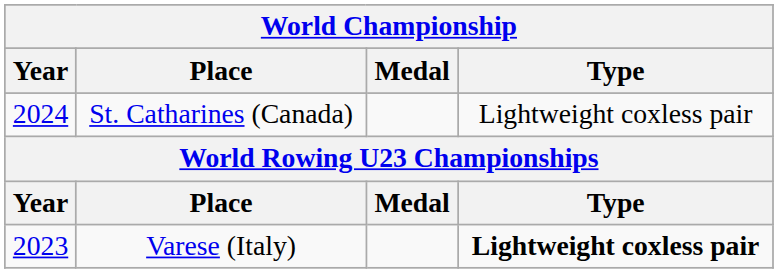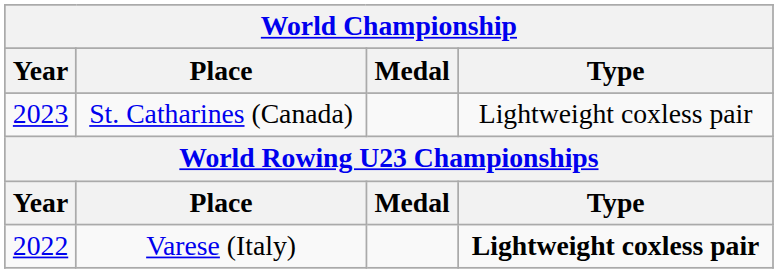(41, 114) 2024 -> (41, 114) 2023
(41, 245) 2023 -> (41, 245) 2022
